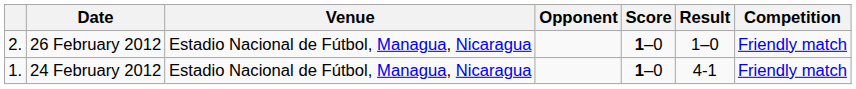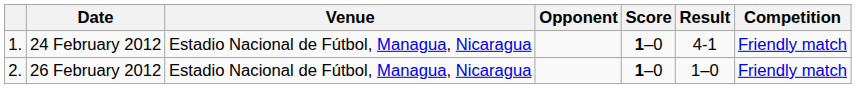rows swapped: (96, 70) <-> (96, 44)
